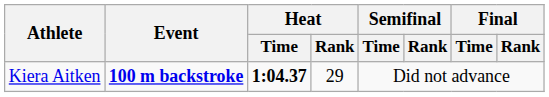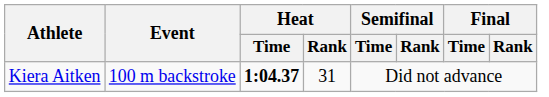(176, 76) bold -> (172, 76) normal
(335, 76) 29 -> (327, 76) 31
